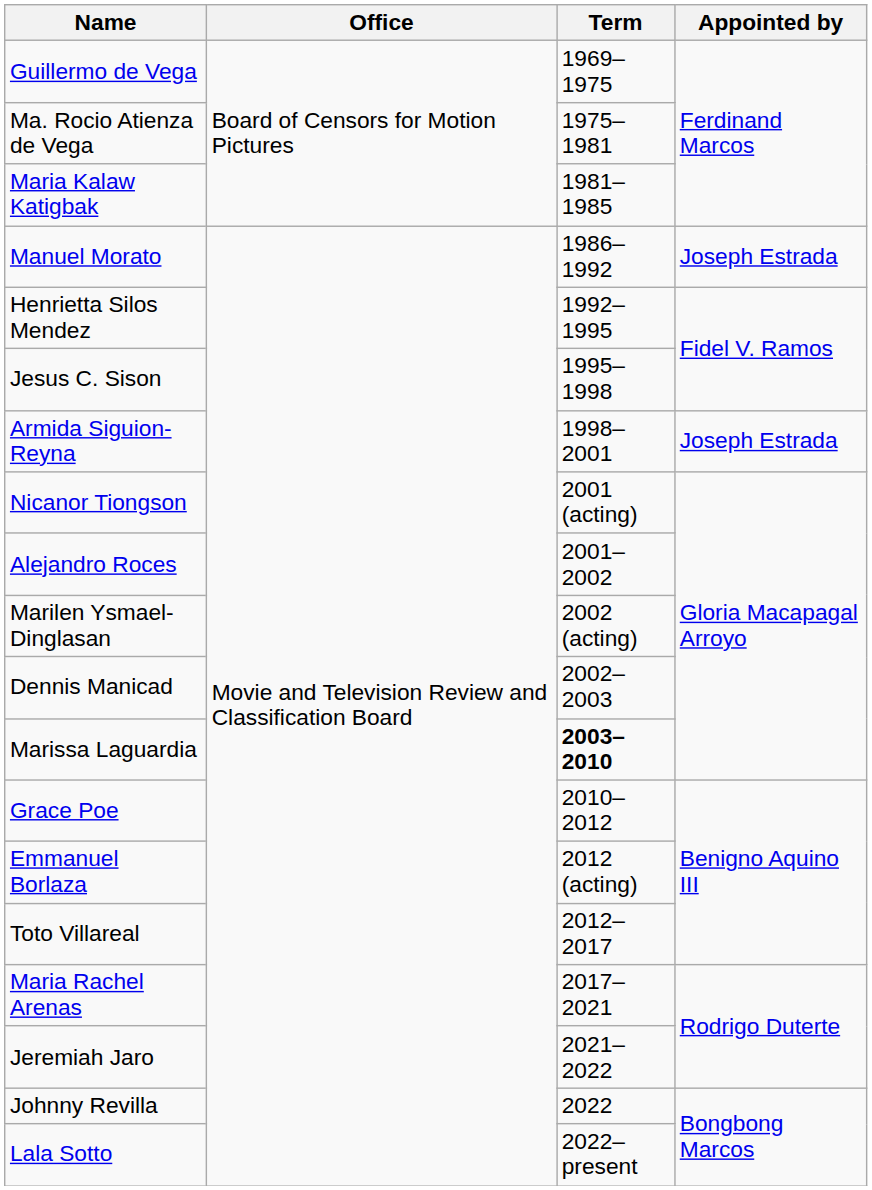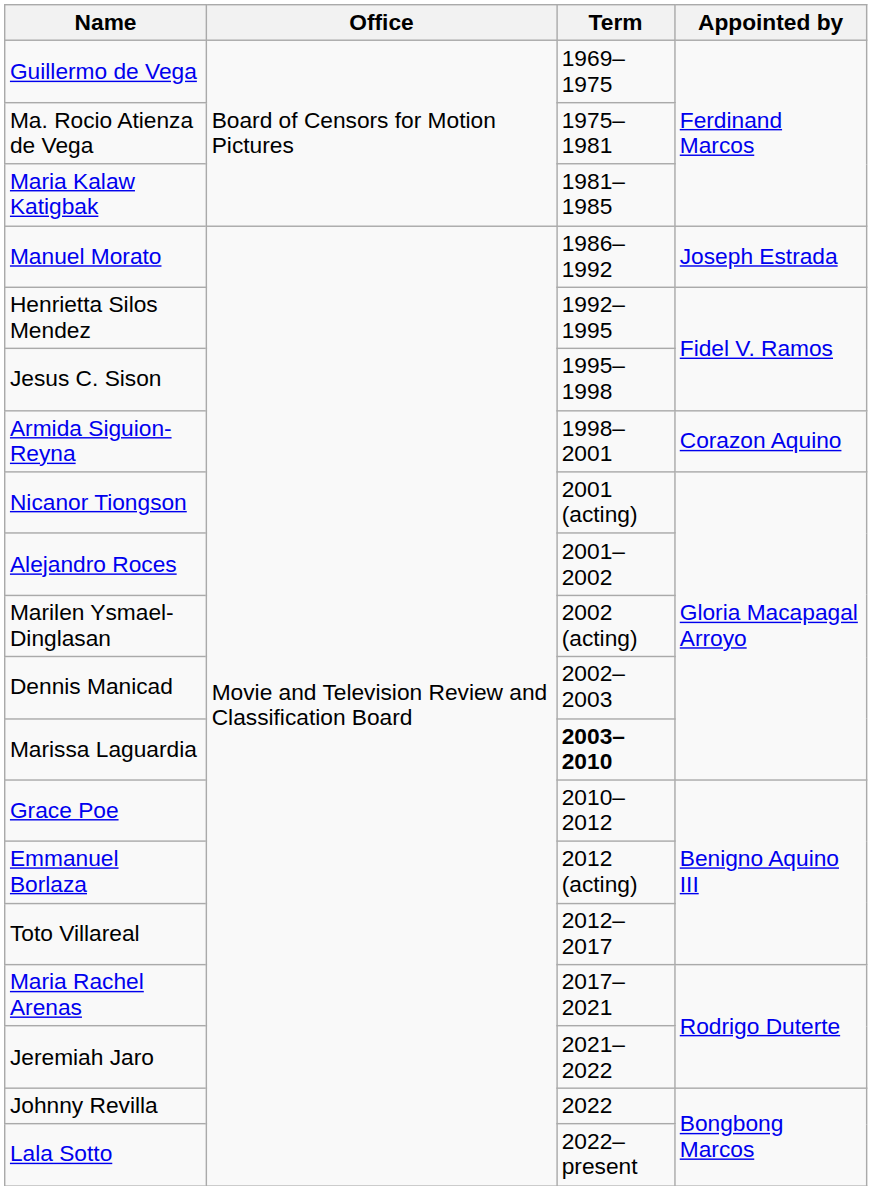(759, 440) Joseph Estrada -> (761, 440) Corazon Aquino
